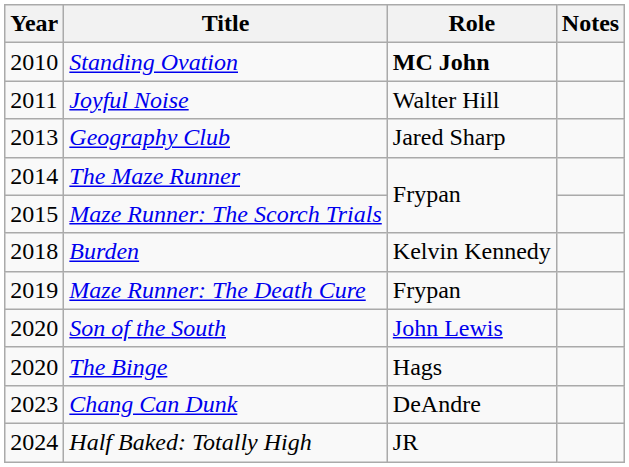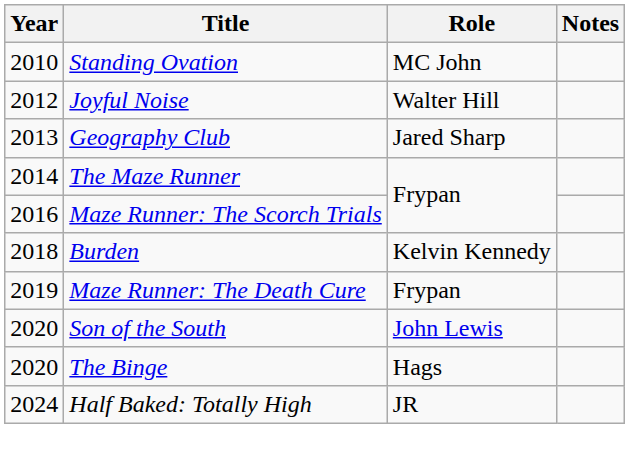(441, 61) bold -> (437, 61) normal
(34, 99) 2011 -> (34, 99) 2012
(34, 213) 2015 -> (34, 213) 2016
- row: (153, 404)
